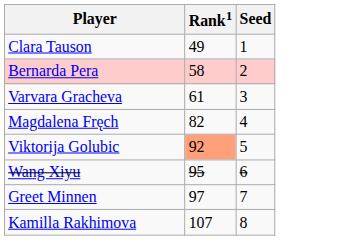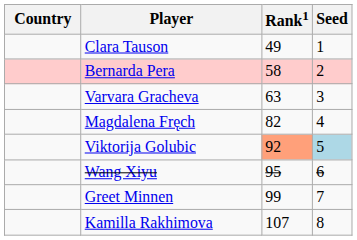+ column: (43, 19)
(197, 96) 61 -> (273, 96) 63
(244, 146) no background -> (320, 146) lightblue background
(197, 197) 97 -> (273, 197) 99
